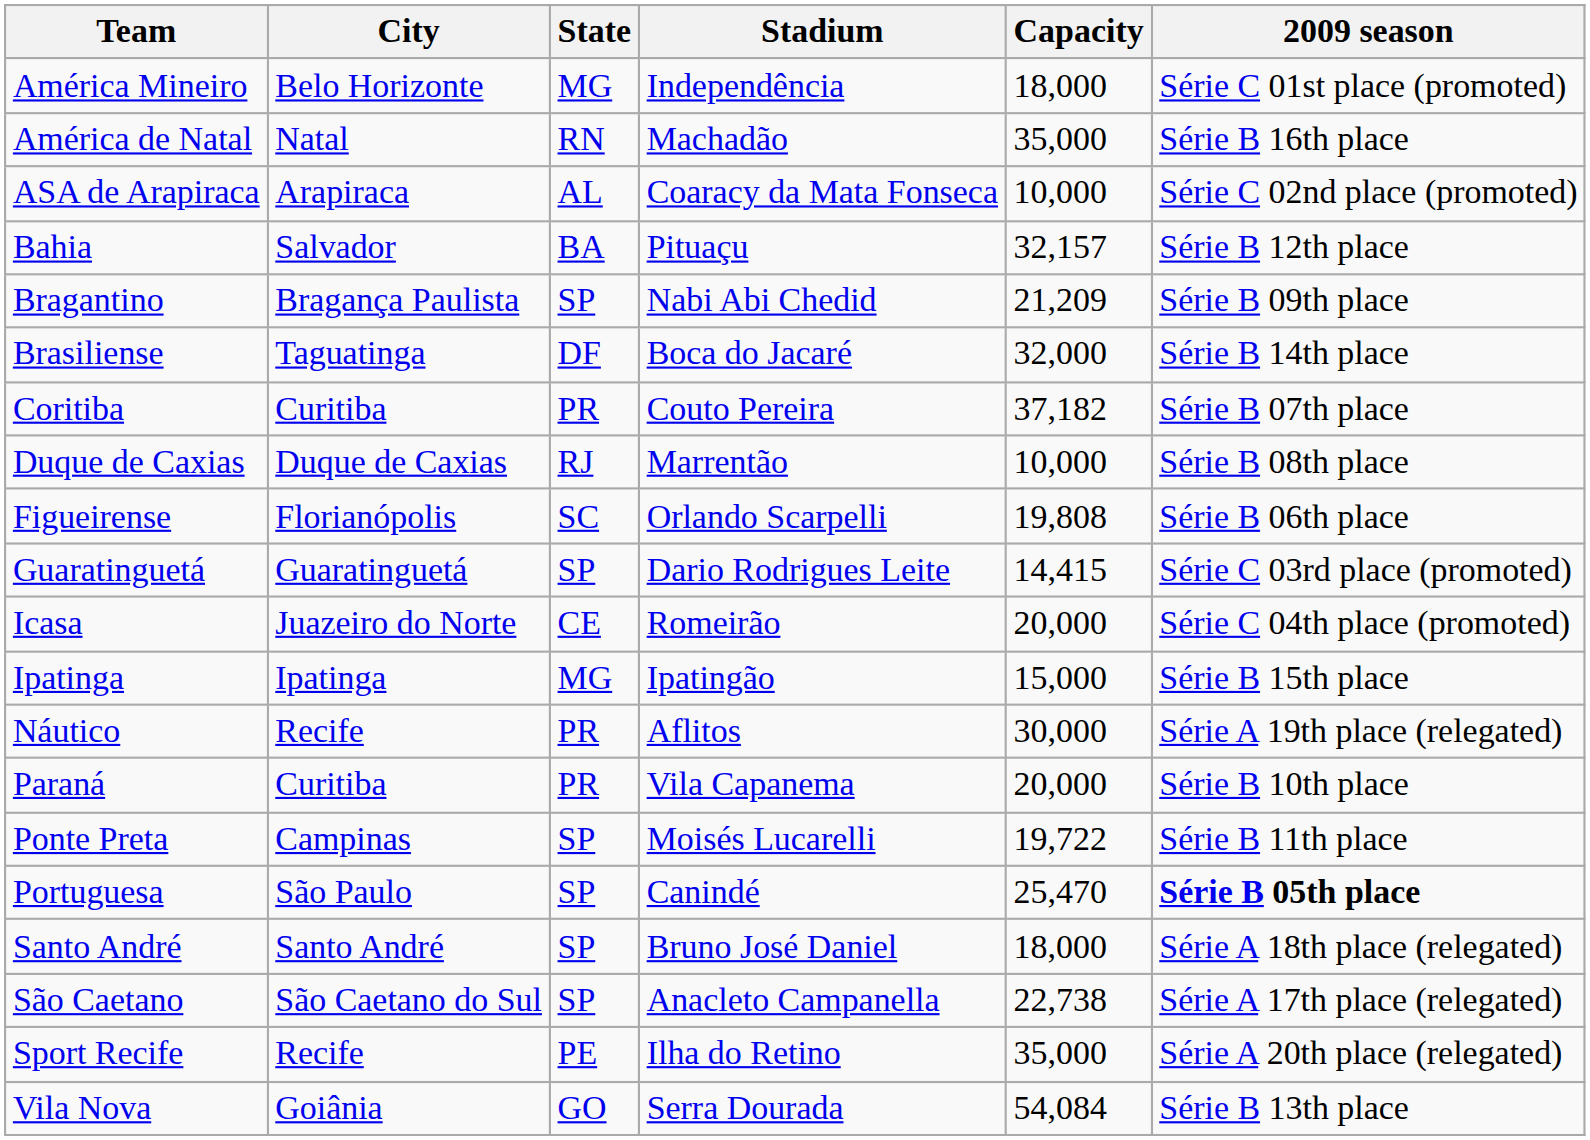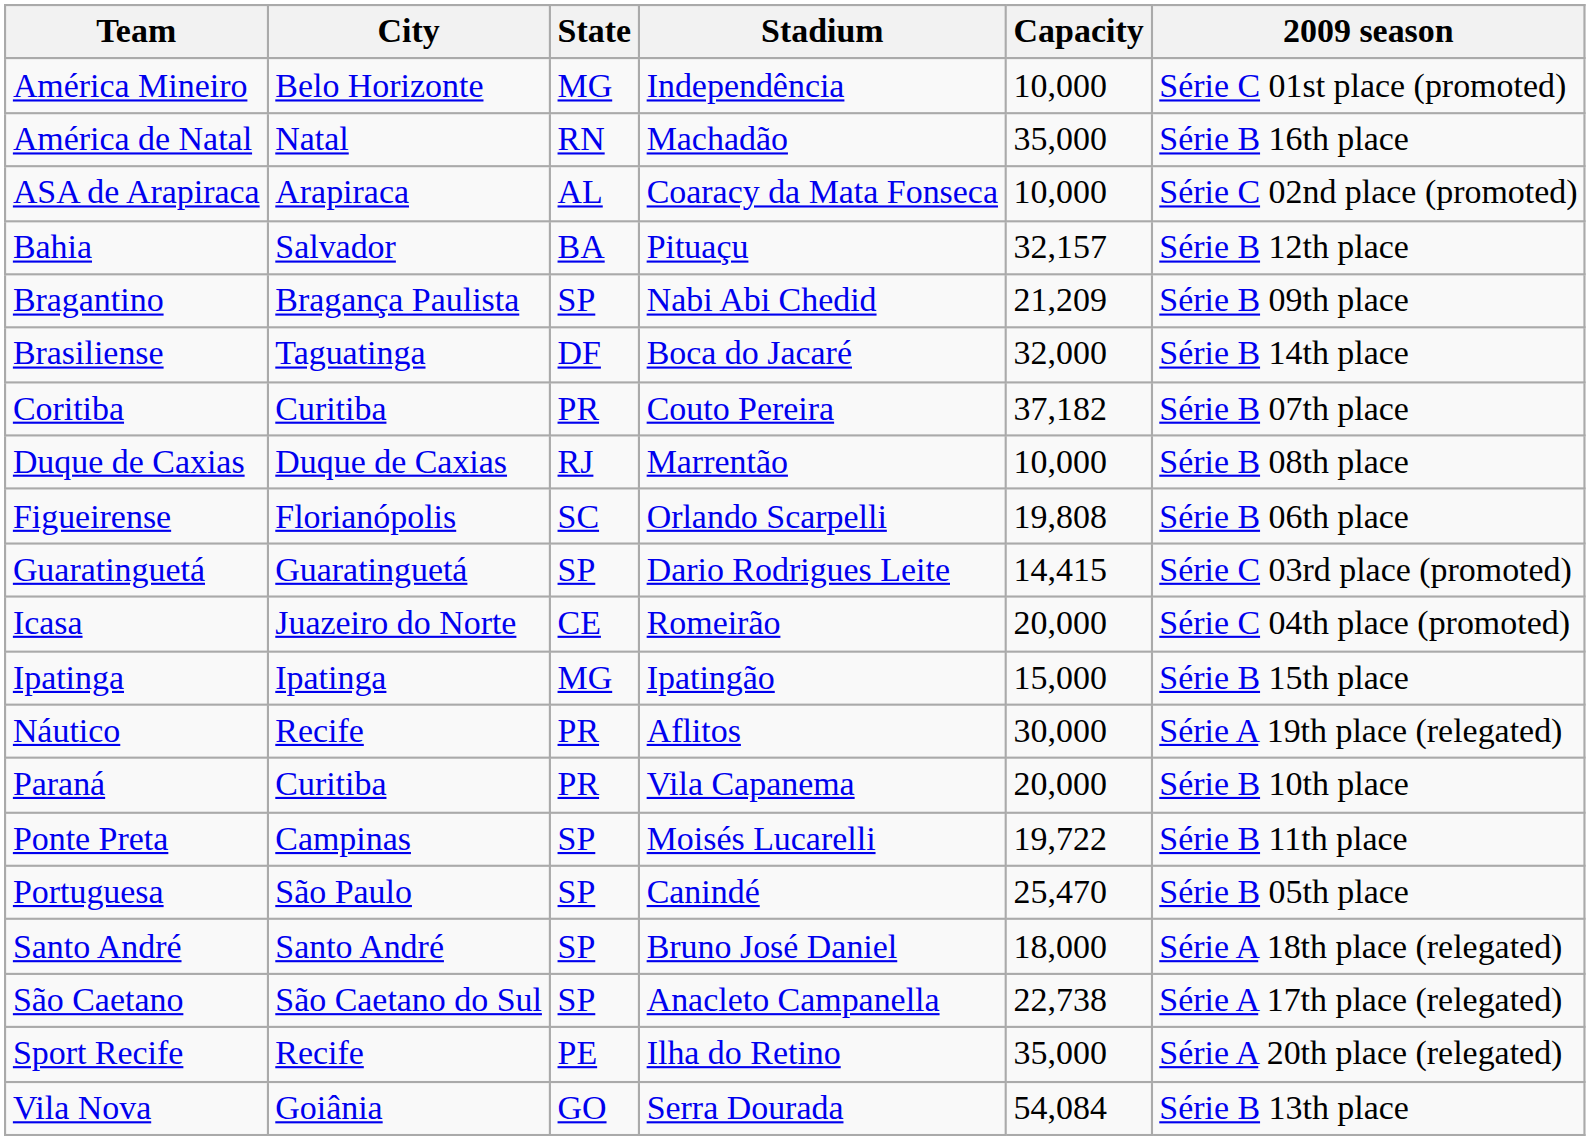(1060, 85) 18,000 -> (1060, 85) 10,000
(1290, 892) bold -> (1284, 892) normal
